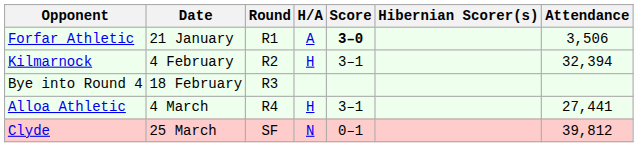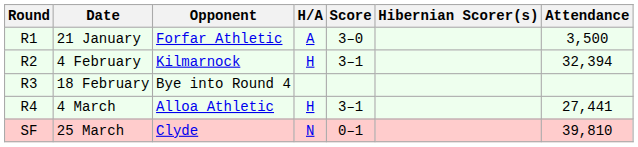columns swapped: (270, 16) <-> (75, 16)
(351, 39) bold -> (351, 39) normal
(587, 39) 3,506 -> (587, 39) 3,500
(587, 130) 39,812 -> (587, 130) 39,810
